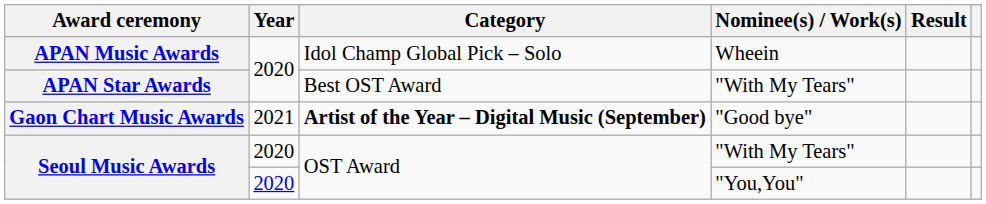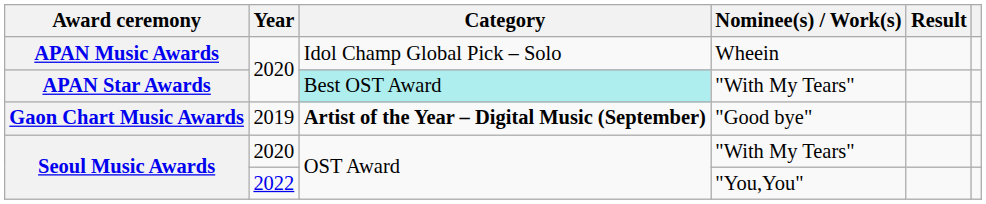(373, 85) no background -> (373, 85) paleturquoise background
(274, 118) 2021 -> (274, 118) 2019
(274, 183) 2020 -> (274, 183) 2022
